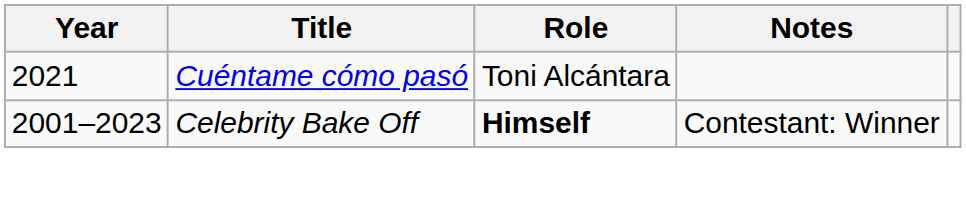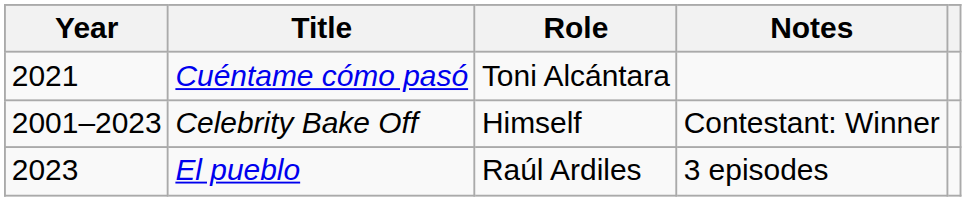(536, 123) bold -> (532, 123) normal
+ row: (238, 170)
